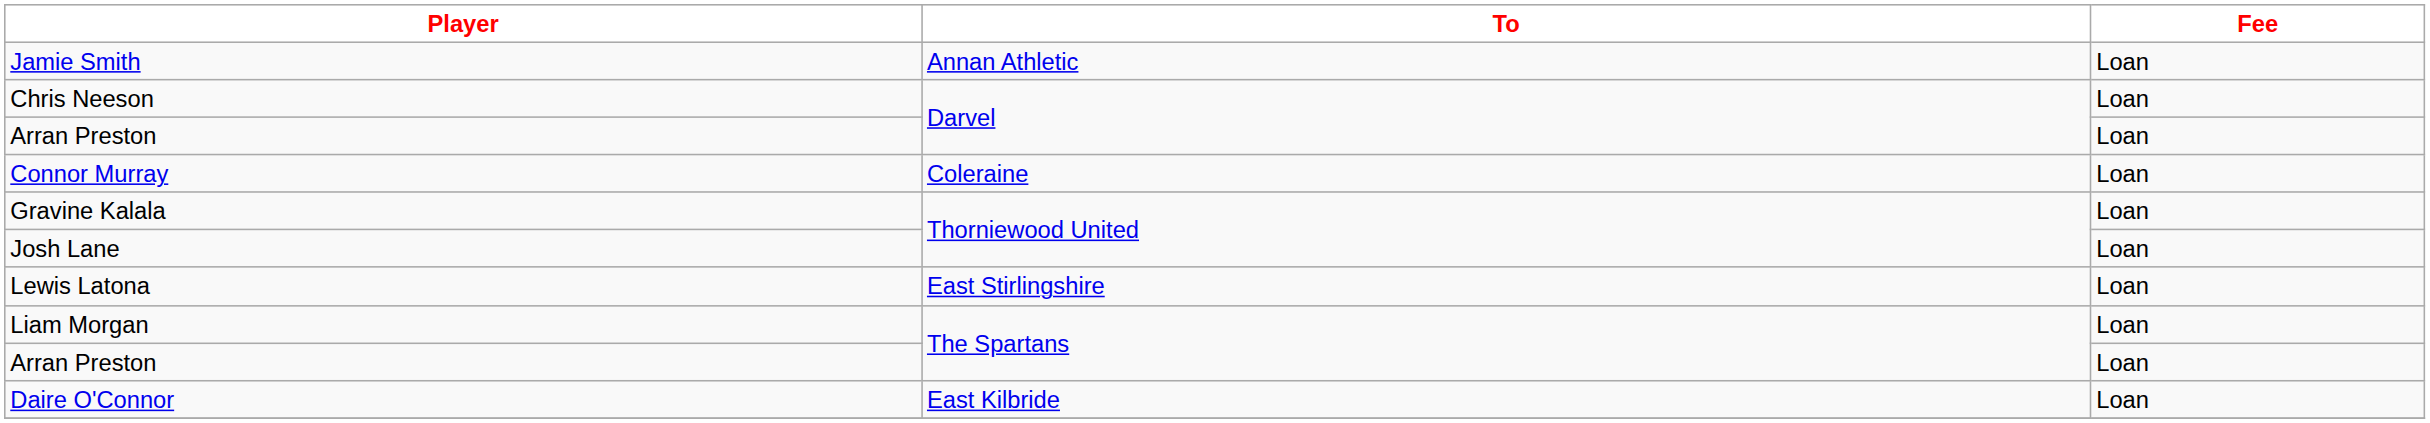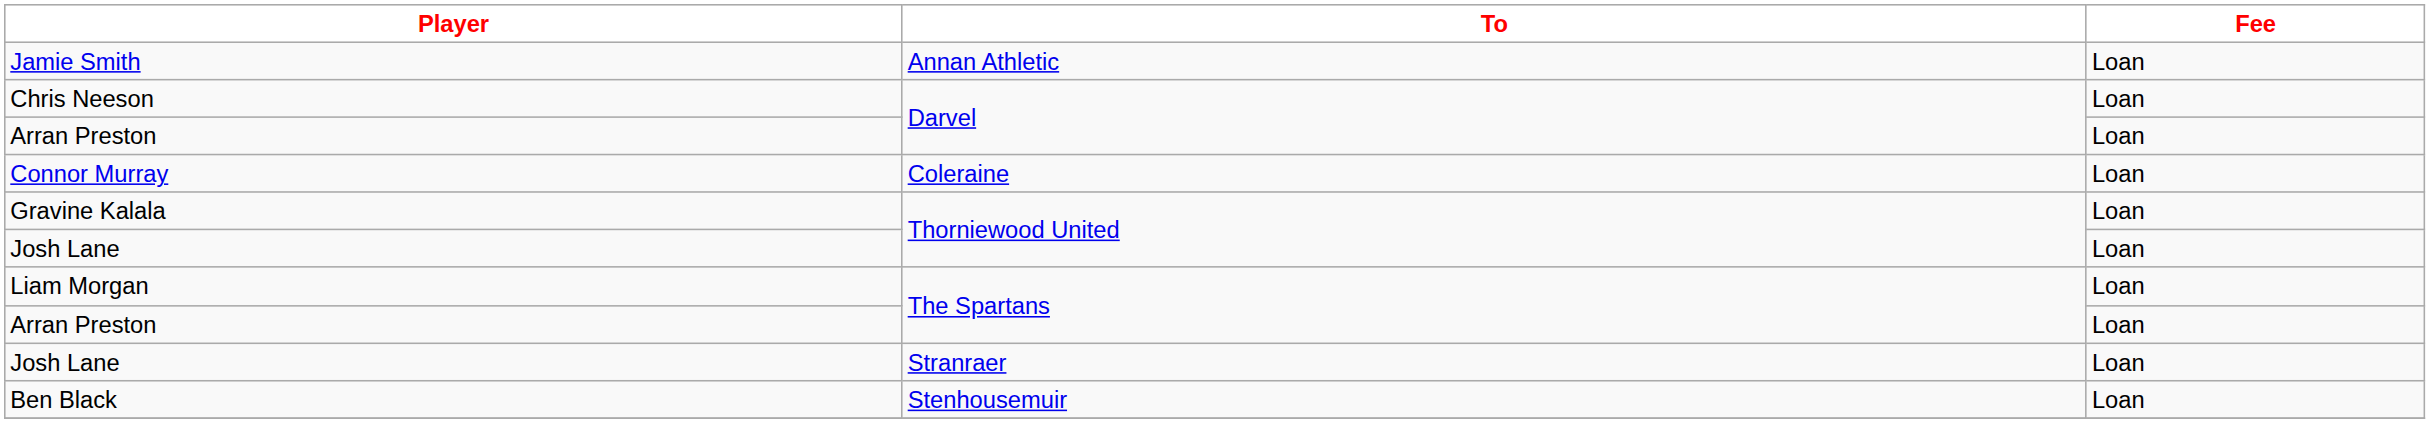- row: (80, 286)
+ row: (65, 362)
+ row: (64, 399)
- row: (92, 399)
